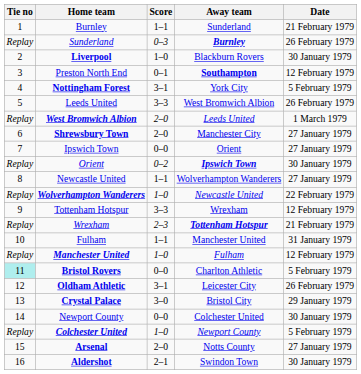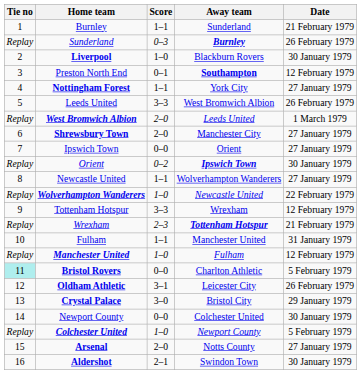(161, 88) 3–1 -> (161, 88) 1–1
(320, 88) 5 February 1979 -> (320, 88) 27 January 1979
